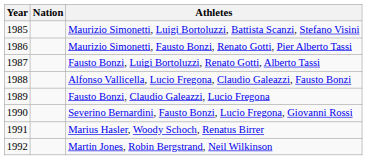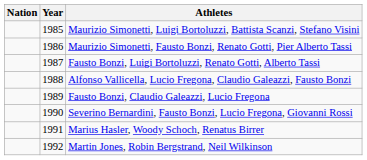columns swapped: (17, 12) <-> (48, 12)
